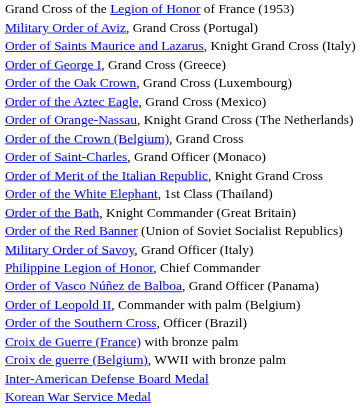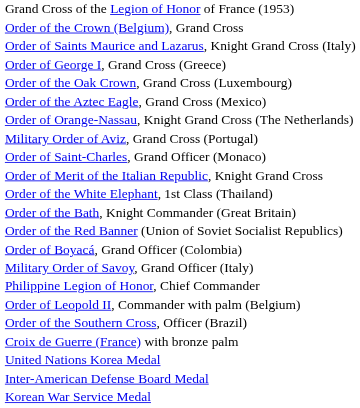rows swapped: (124, 138) <-> (131, 27)
+ row: (123, 249)
- row: (162, 286)
- row: (145, 360)
+ row: (83, 360)
